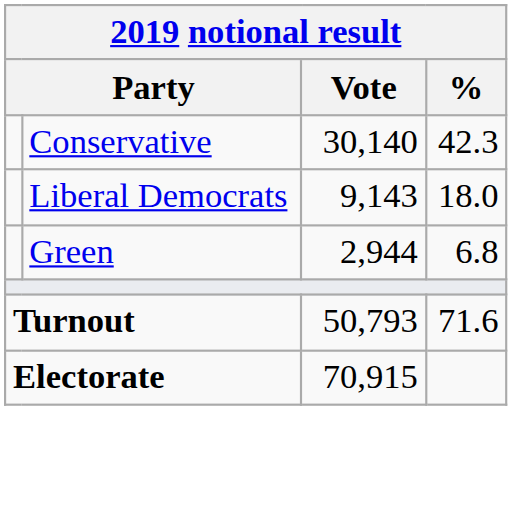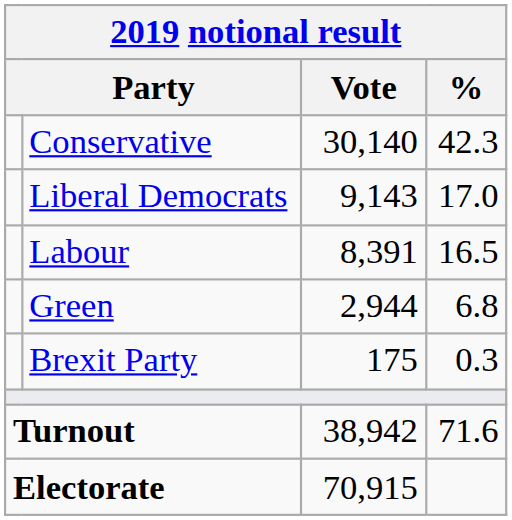(468, 196) 18.0 -> (468, 196) 17.0
+ row: (79, 251)
+ row: (113, 360)
(370, 321) 50,793 -> (370, 431) 38,942
